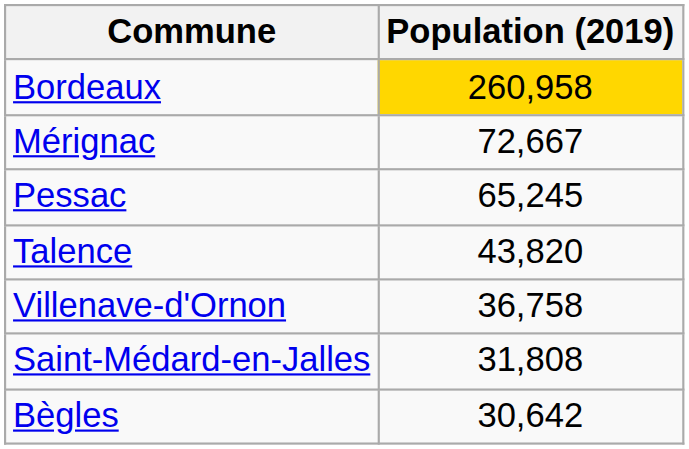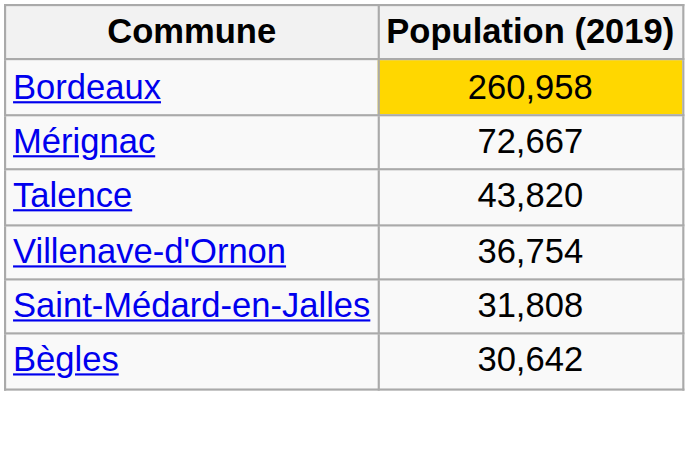- row: (70, 196)
(530, 305) 36,758 -> (530, 251) 36,754
